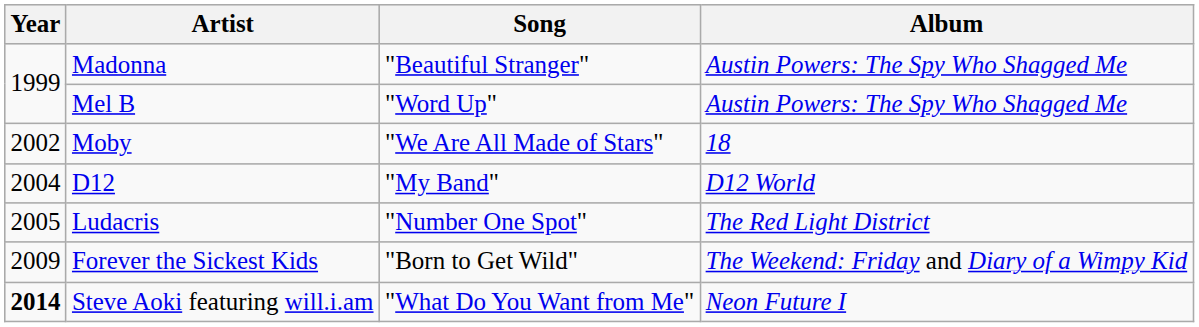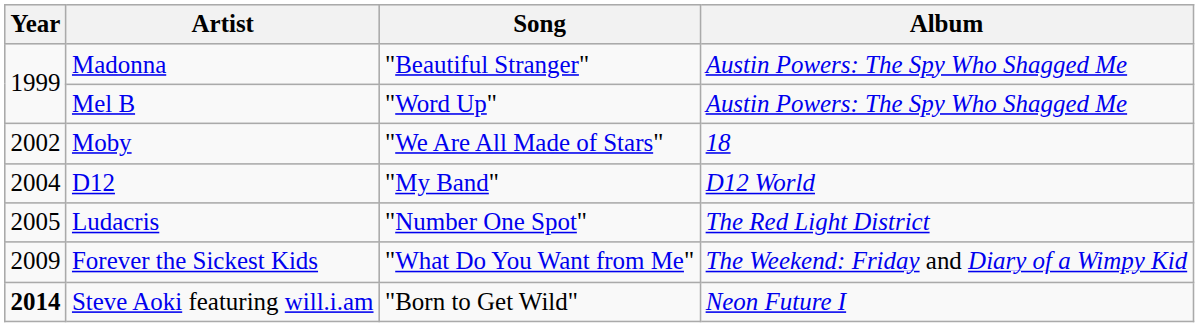(481, 261) "Born to Get Wild" -> (540, 261) "What Do You Want from Me"
(540, 301) "What Do You Want from Me" -> (481, 301) "Born to Get Wild"
